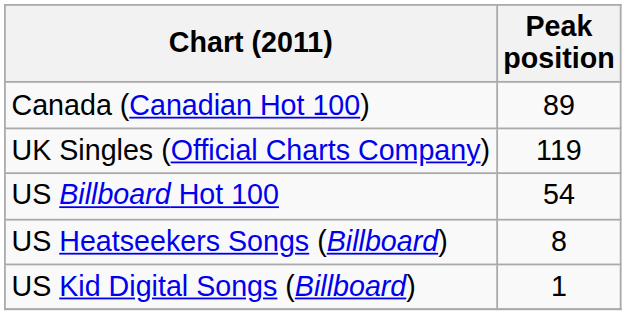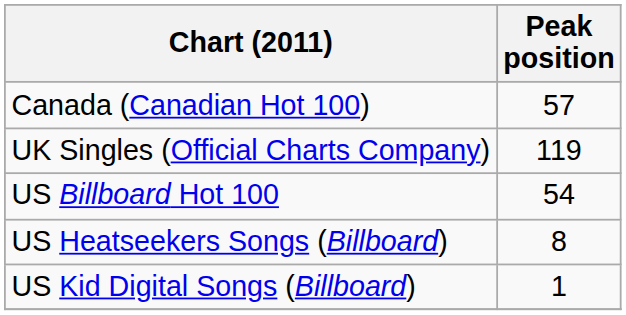(559, 104) 89 -> (559, 104) 57
